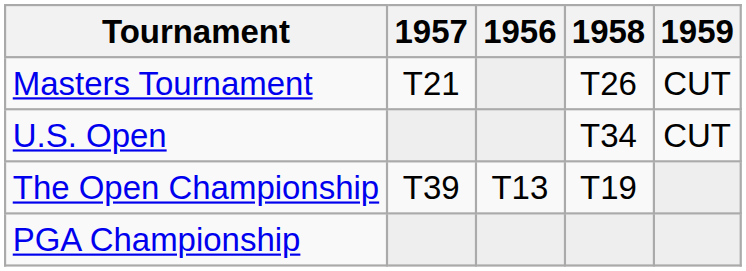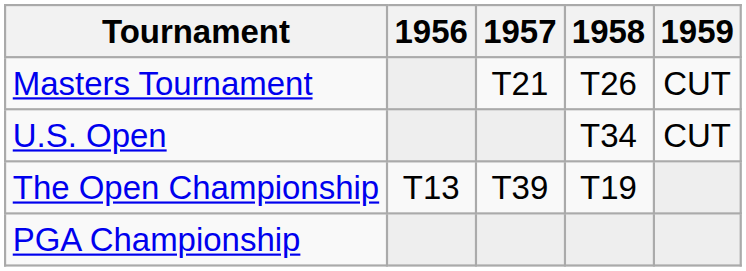columns swapped: (520, 31) <-> (431, 31)
